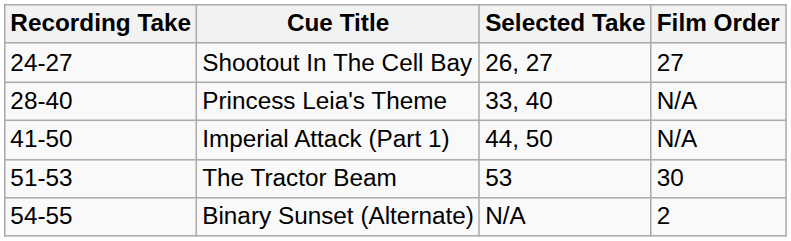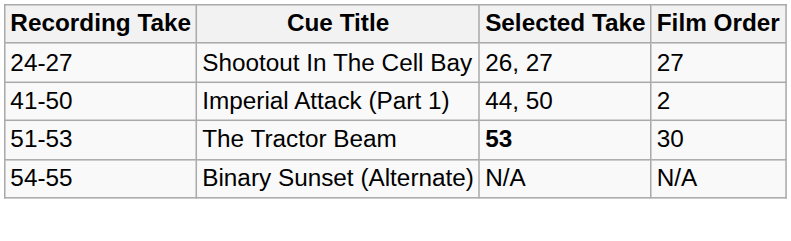- row: (325, 100)
(677, 139) N/A -> (664, 100) 2
(499, 178) normal -> (499, 139) bold
(664, 216) 2 -> (677, 178) N/A
